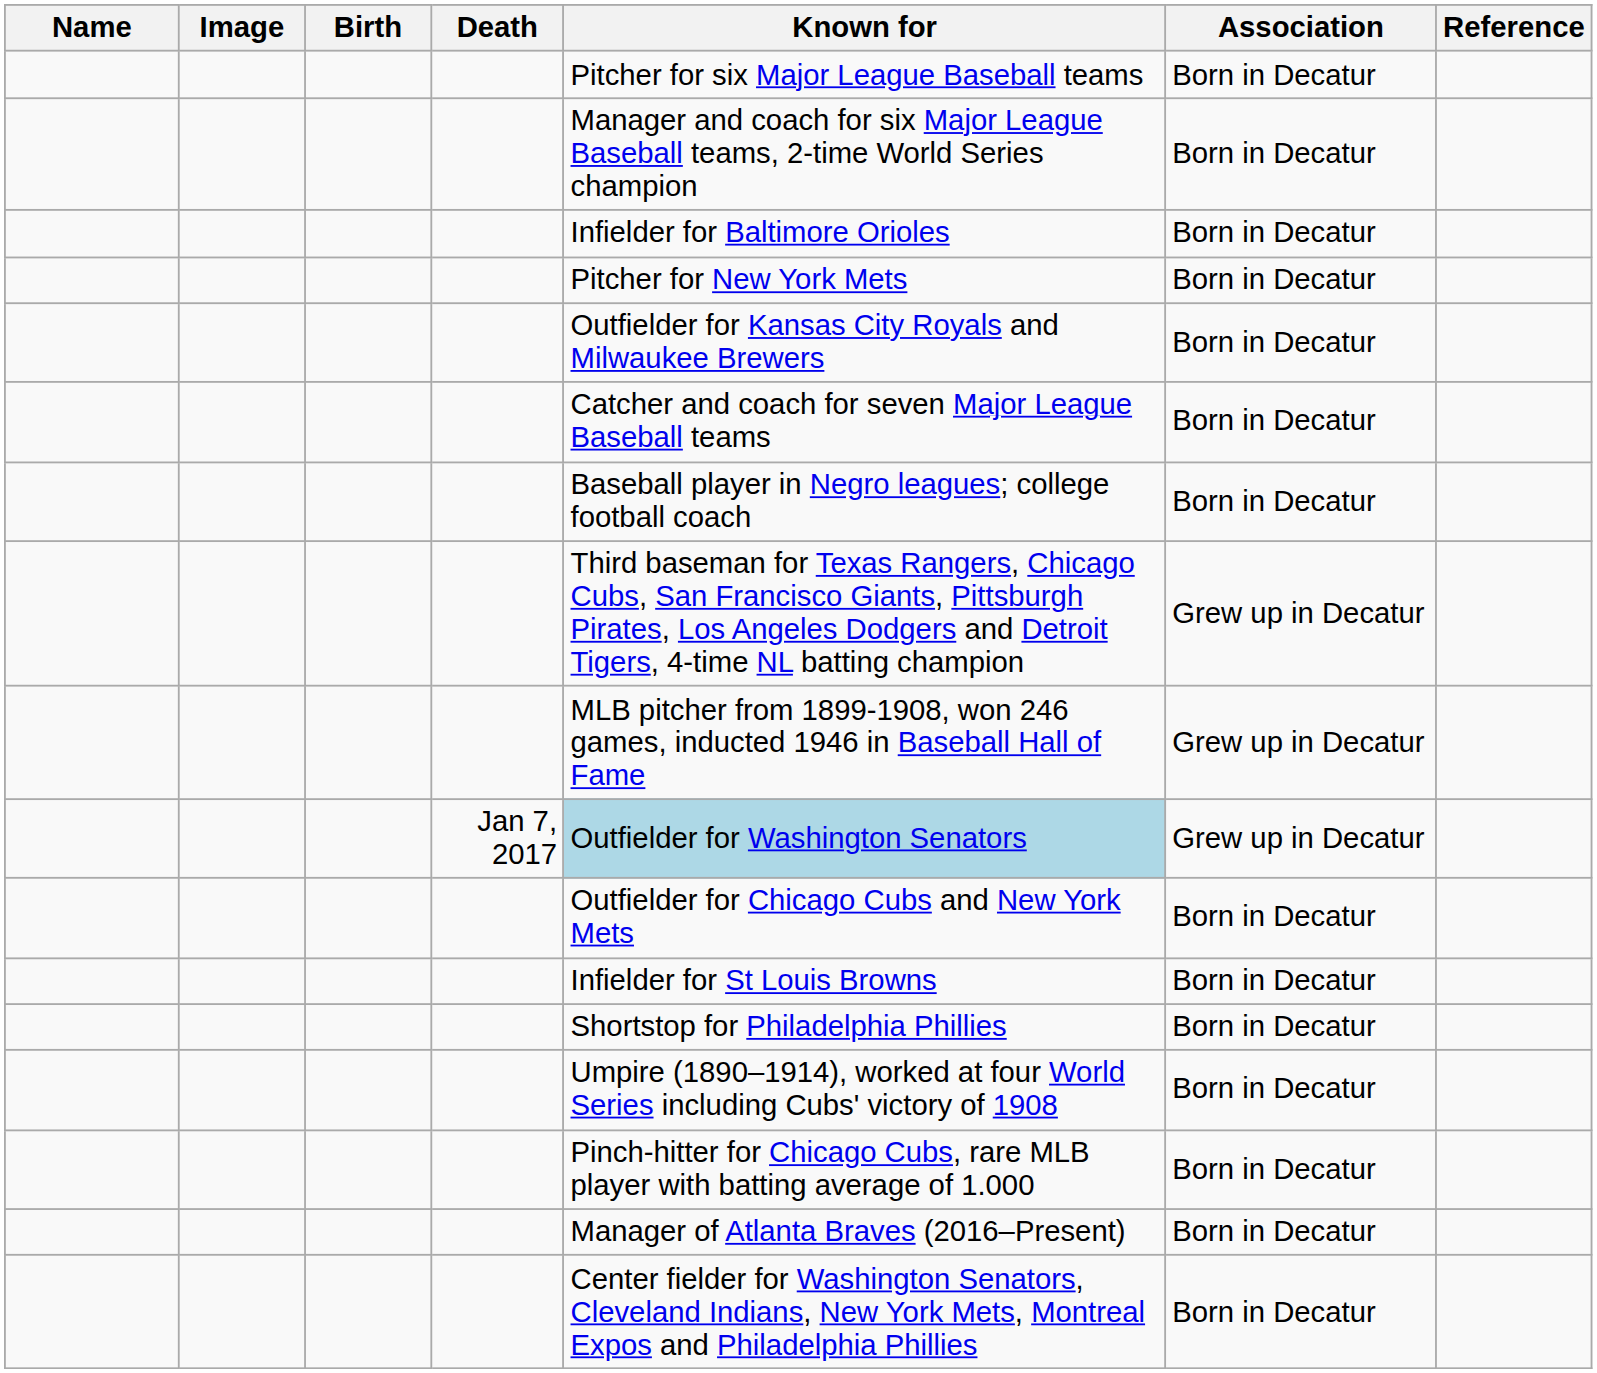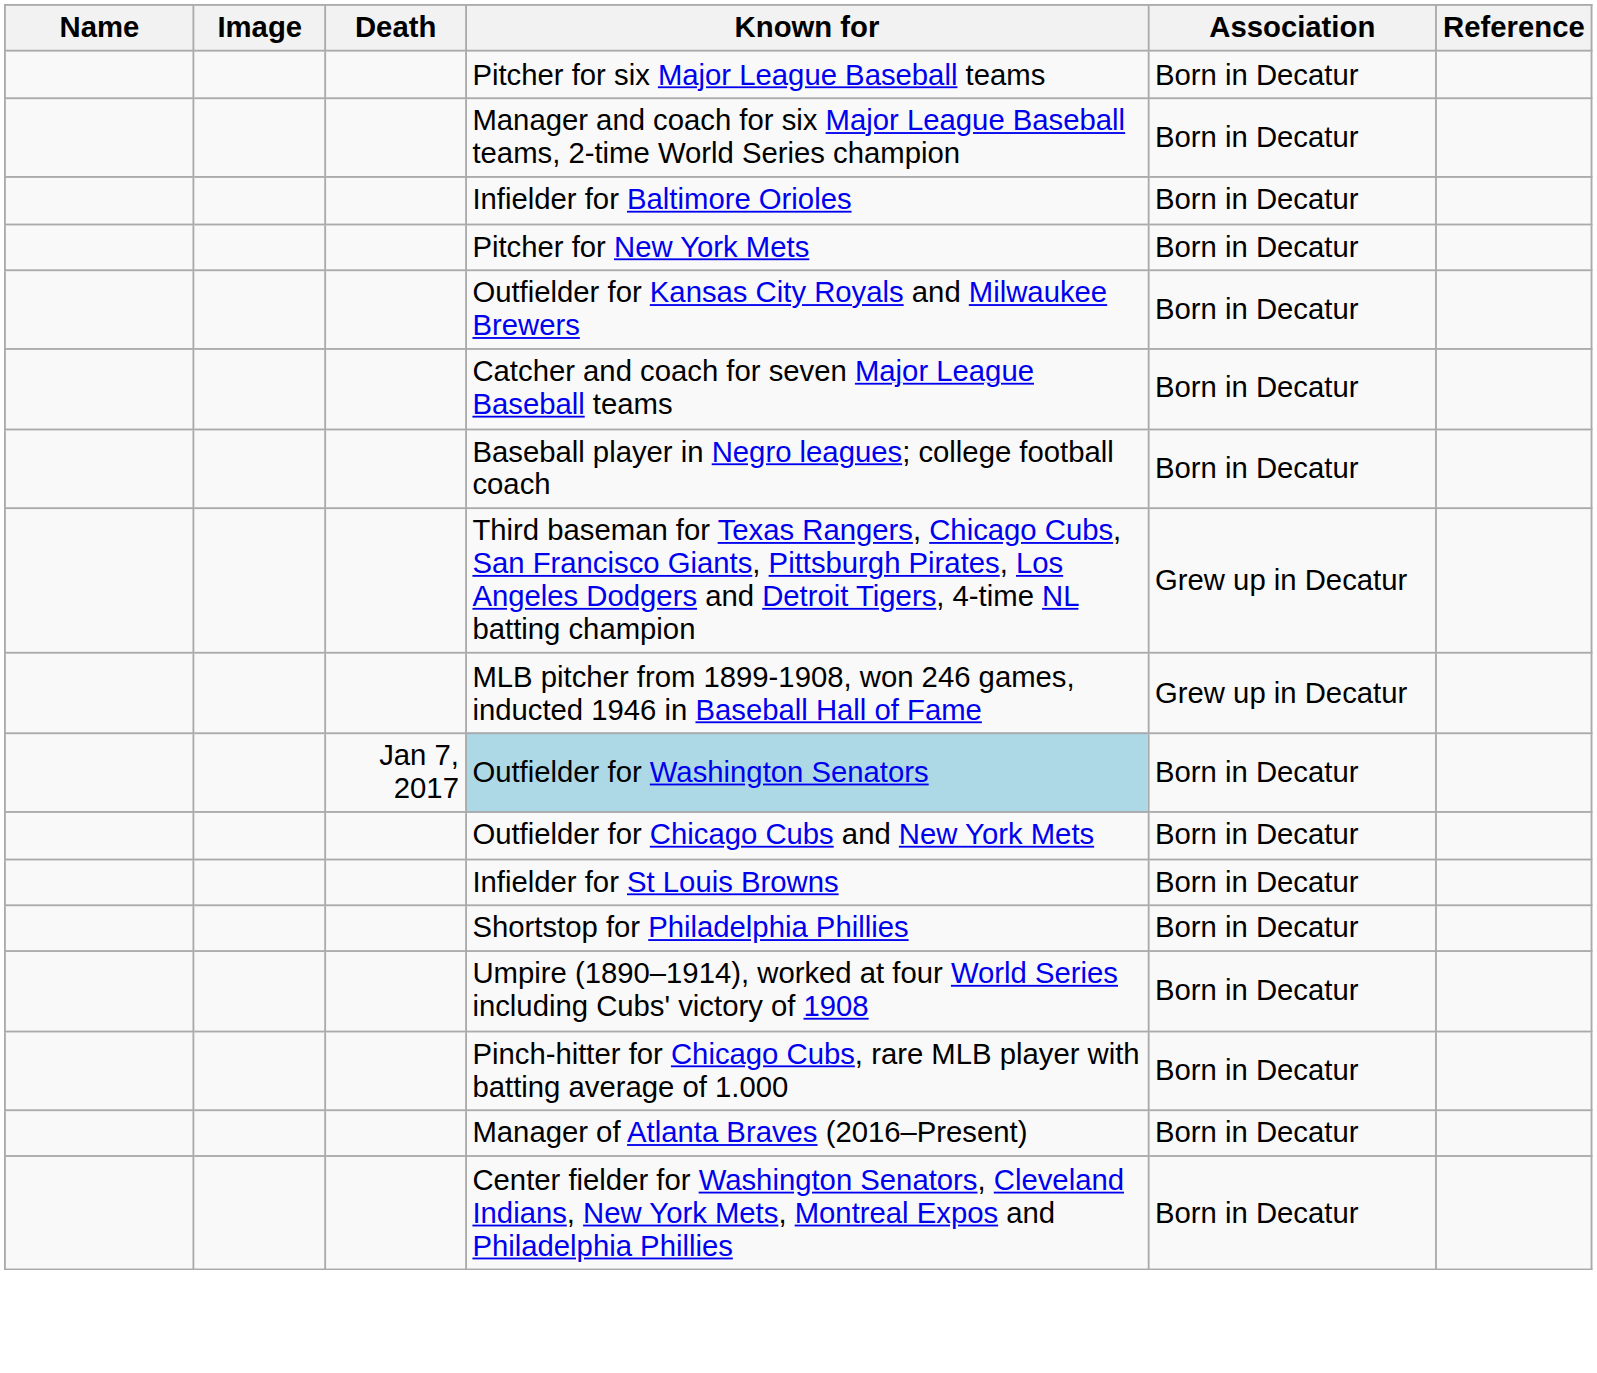- column: (368, 27)
(1298, 837) Grew up in Decatur -> (1257, 772) Born in Decatur
